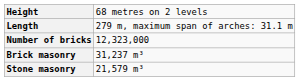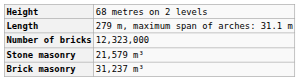rows swapped: (41, 55) <-> (41, 69)
